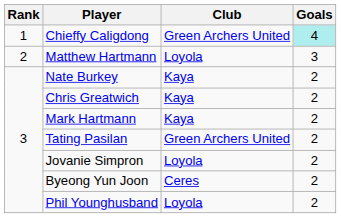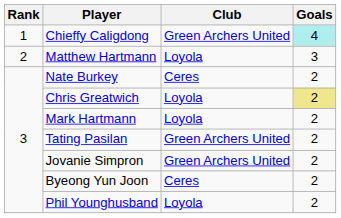(179, 77) Kaya -> (181, 77) Ceres
(179, 98) Kaya -> (183, 98) Loyola
(314, 98) no background -> (314, 98) khaki background
(179, 118) Kaya -> (183, 118) Loyola
(183, 160) Loyola -> (227, 160) Green Archers United
